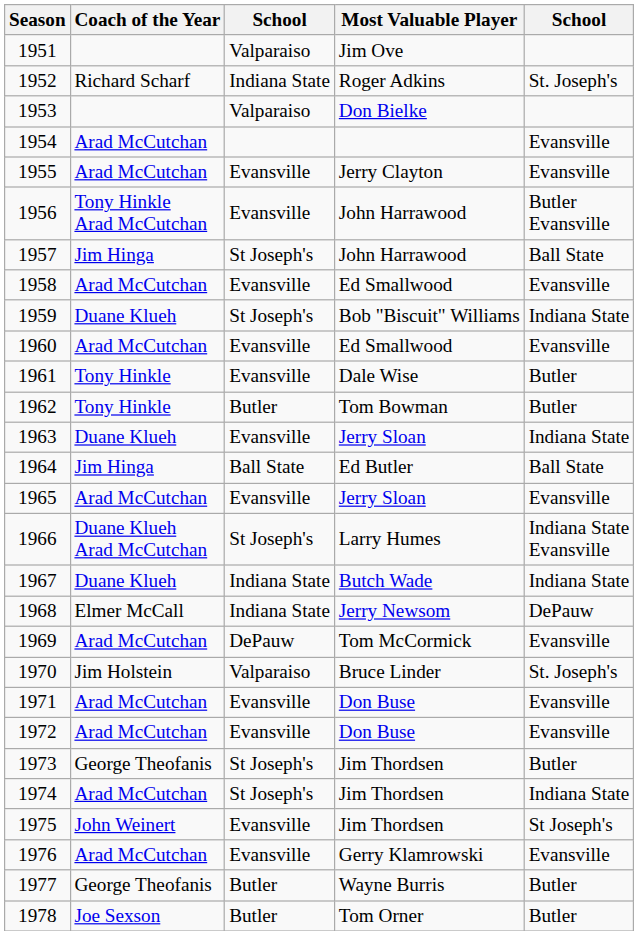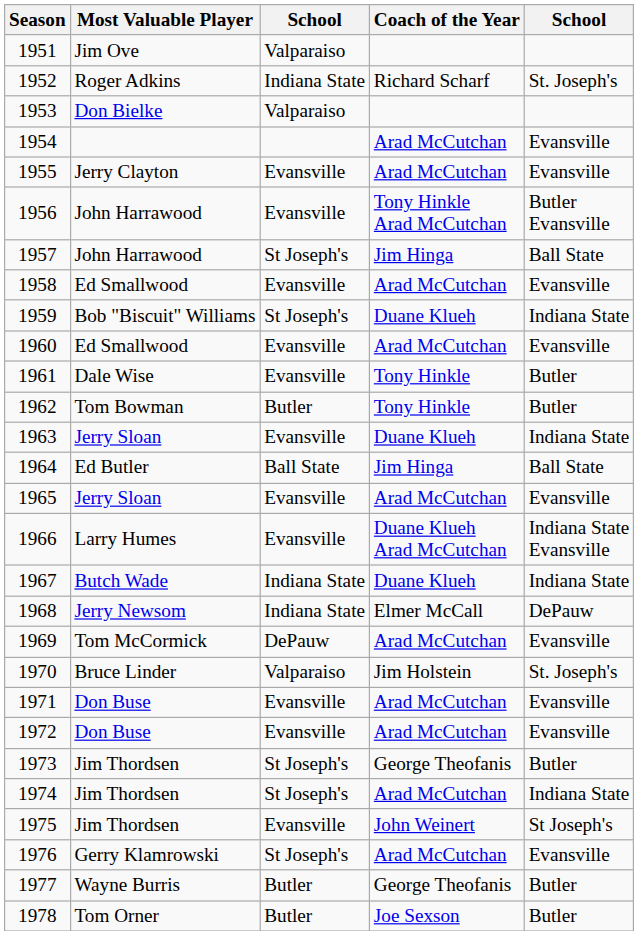columns swapped: (429, 19) <-> (147, 19)
(271, 539) St Joseph's -> (305, 539) Evansville
(270, 854) Evansville -> (306, 854) St Joseph's
